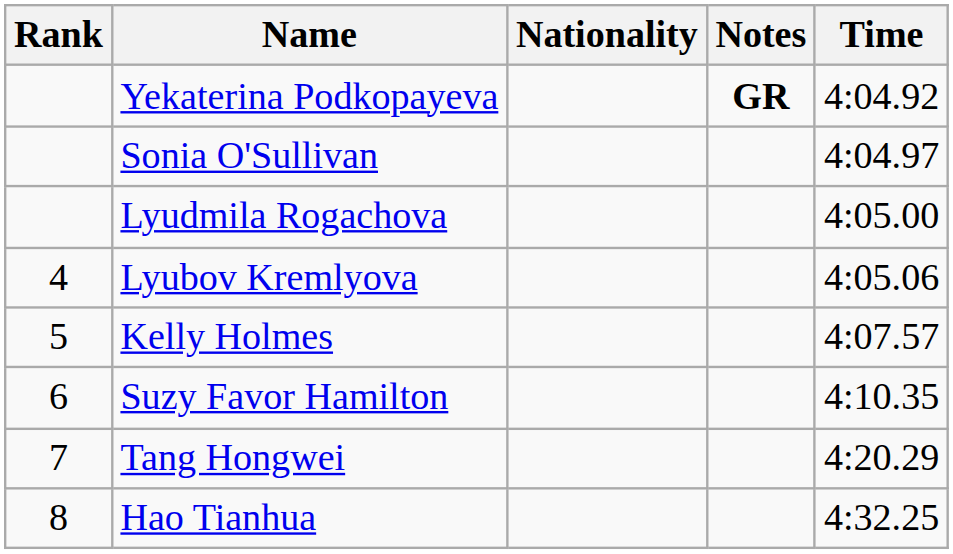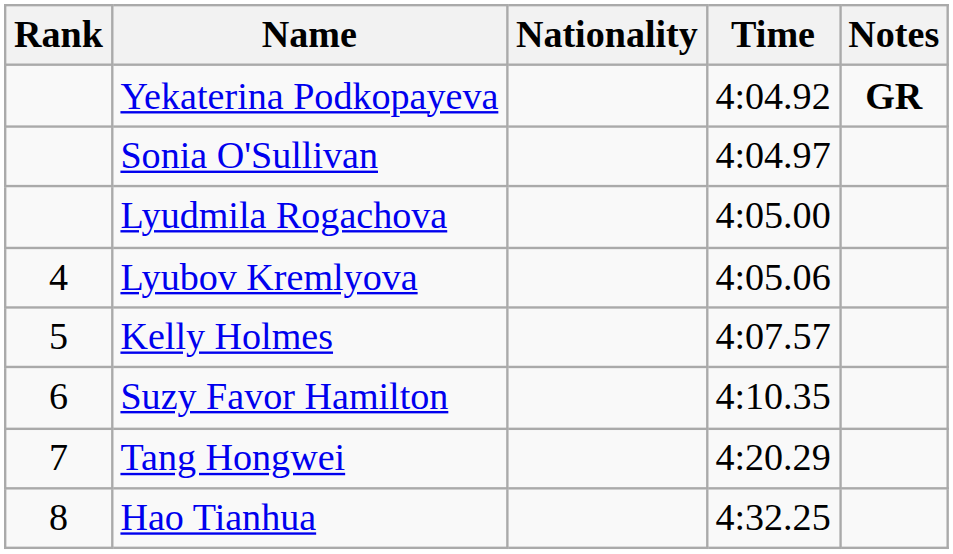columns swapped: (882, 34) <-> (761, 34)
